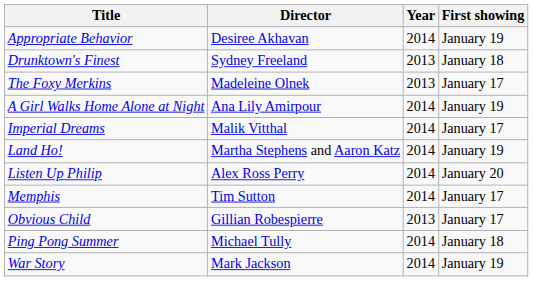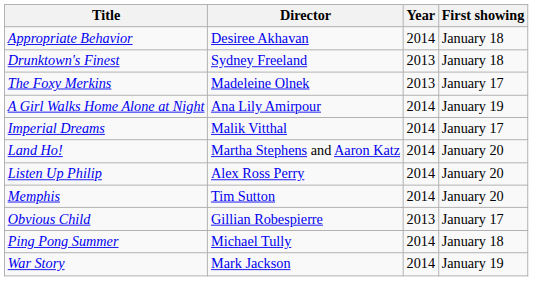(473, 38) January 19 -> (473, 38) January 18
(473, 151) January 19 -> (473, 151) January 20
(473, 196) January 17 -> (473, 196) January 20
